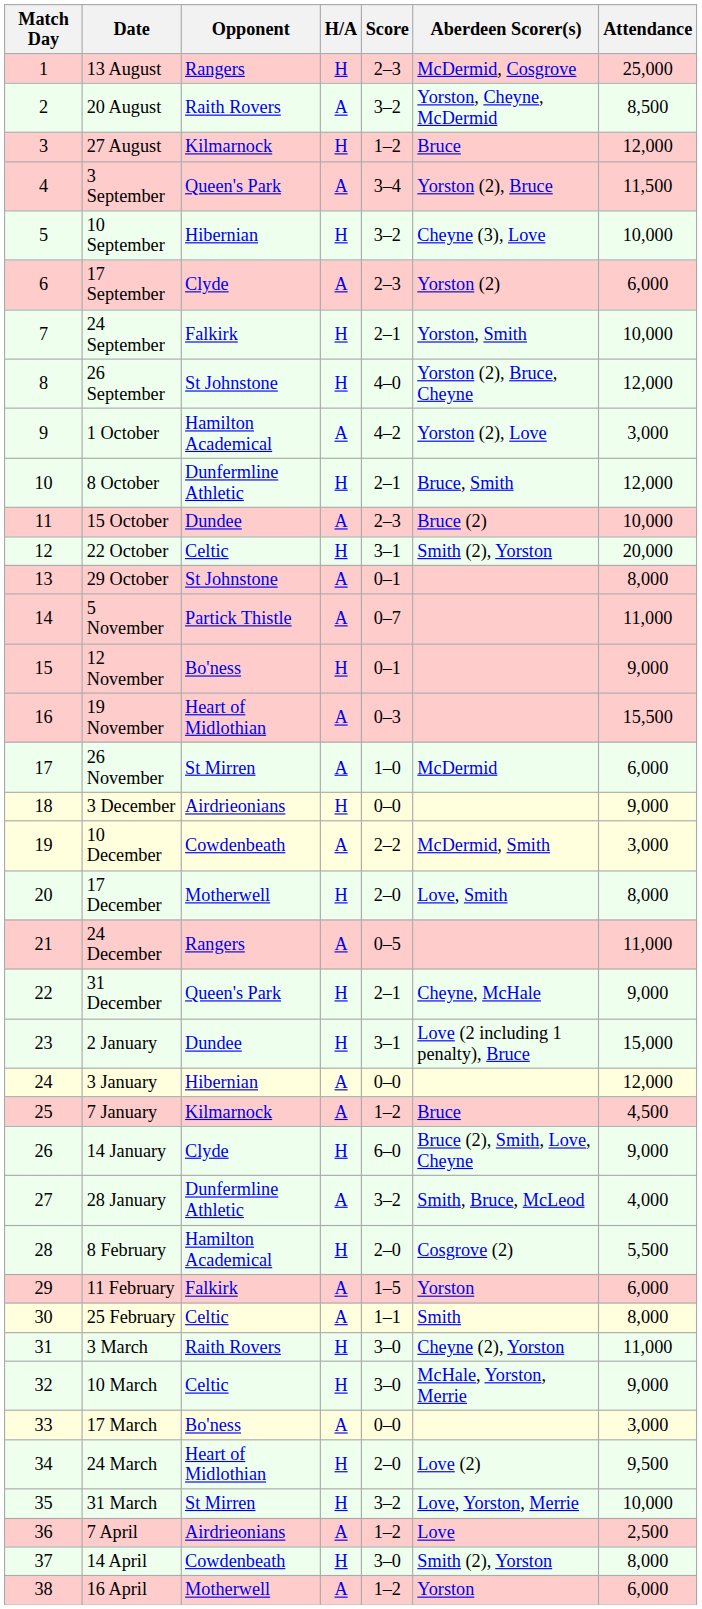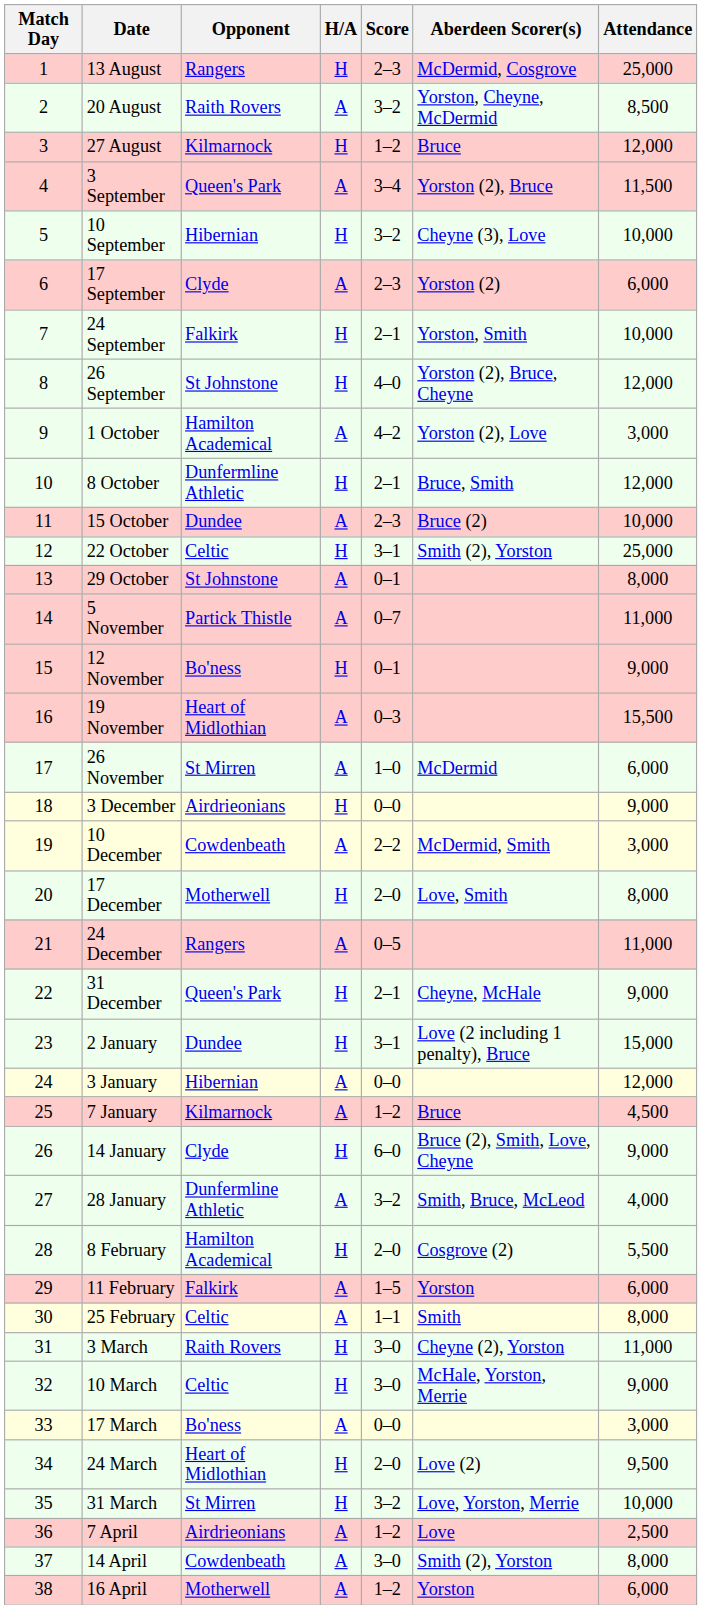(648, 550) 20,000 -> (648, 550) 25,000
(341, 1561) H -> (341, 1561) A
